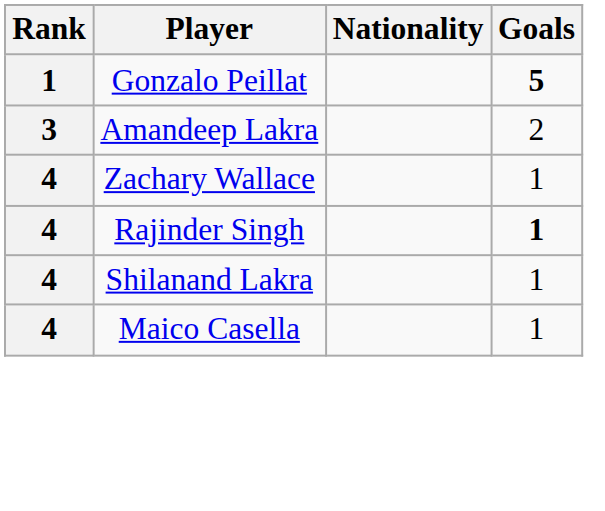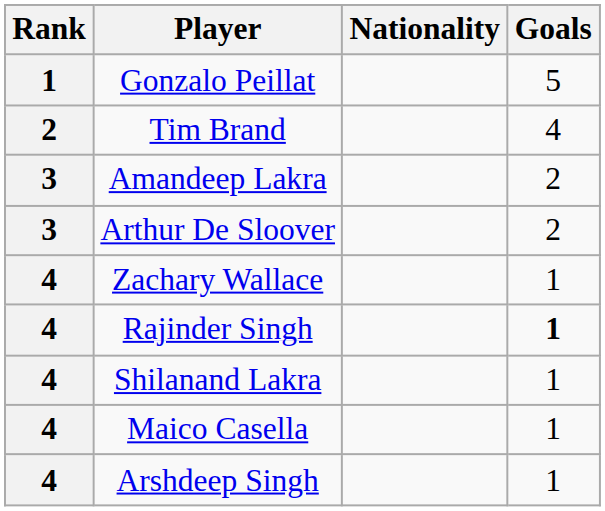(536, 79) bold -> (553, 79) normal
+ row: (218, 129)
+ row: (218, 229)
+ row: (218, 479)
